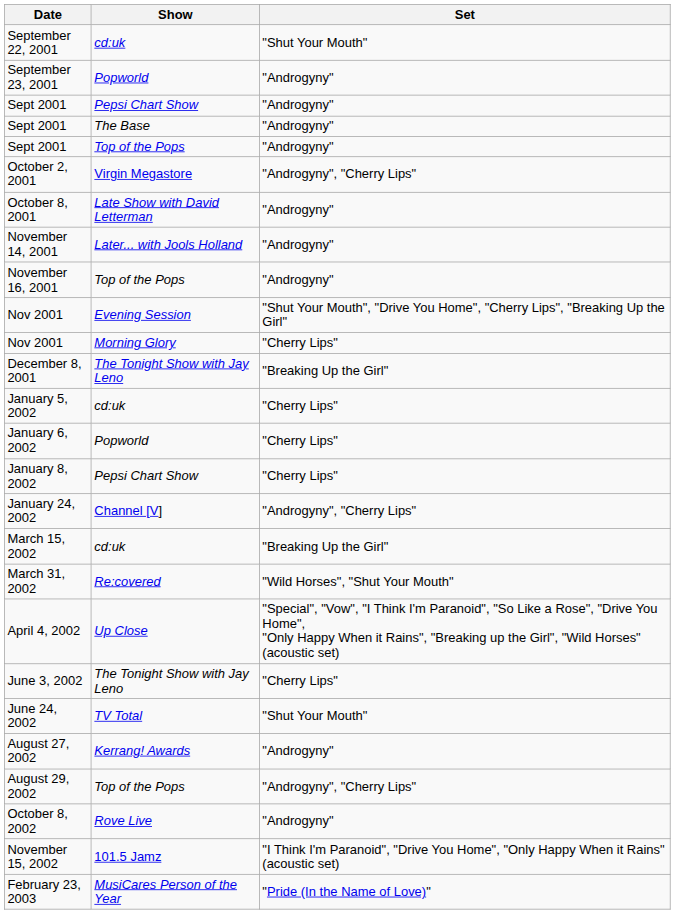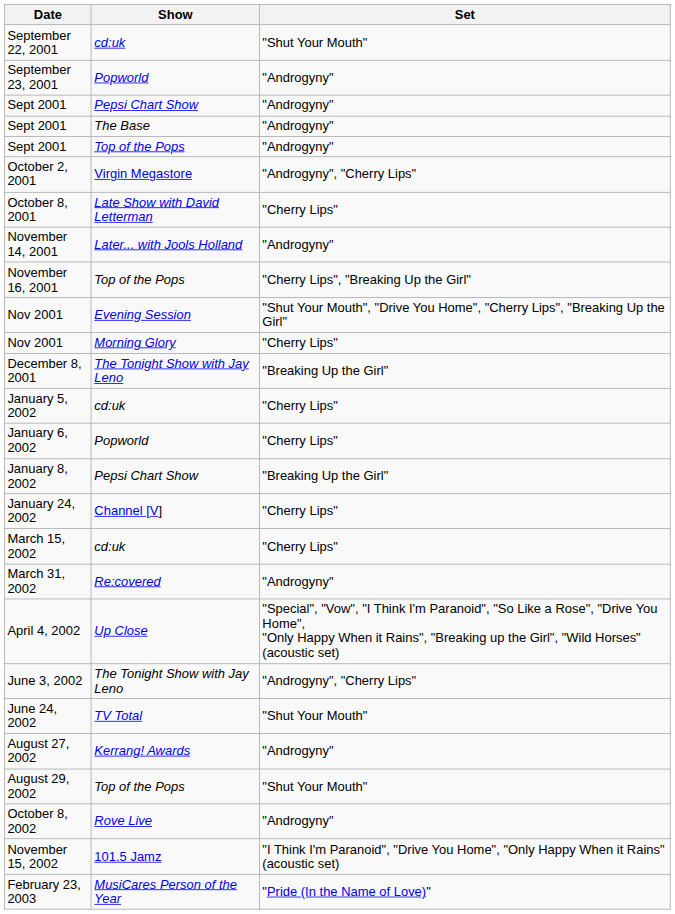(298, 209) "Androgyny" -> (300, 209) "Cherry Lips"
(298, 279) "Androgyny" -> (367, 279) "Cherry Lips", "Breaking Up the Girl"
(300, 476) "Cherry Lips" -> (325, 476) "Breaking Up the Girl"
(339, 511) "Androgyny", "Cherry Lips" -> (300, 511) "Cherry Lips"
(325, 546) "Breaking Up the Girl" -> (300, 546) "Cherry Lips"
(358, 581) "Wild Horses", "Shut Your Mouth" -> (298, 581) "Androgyny"
(300, 681) "Cherry Lips" -> (339, 681) "Androgyny", "Cherry Lips"
(339, 786) "Androgyny", "Cherry Lips" -> (315, 786) "Shut Your Mouth"
